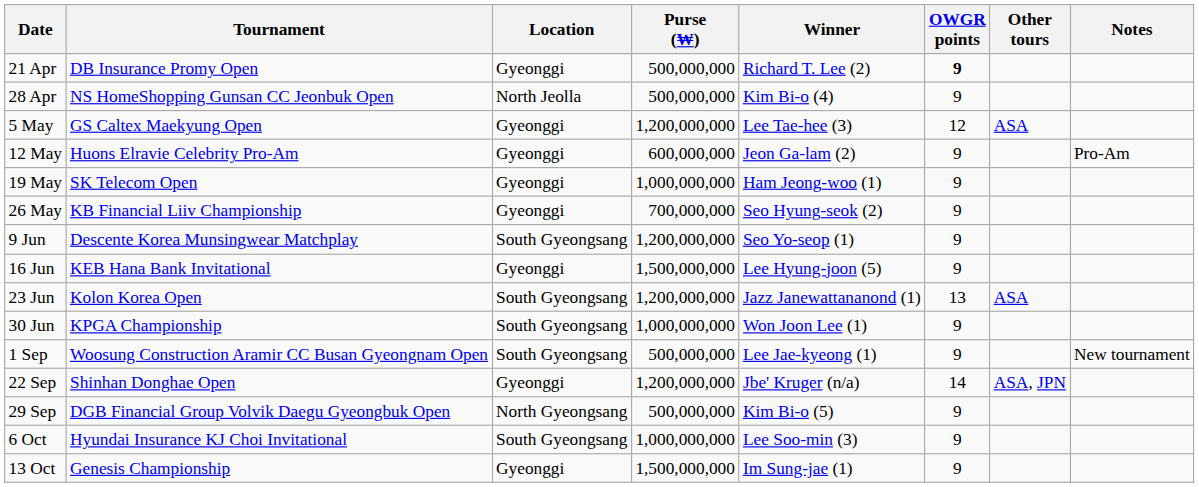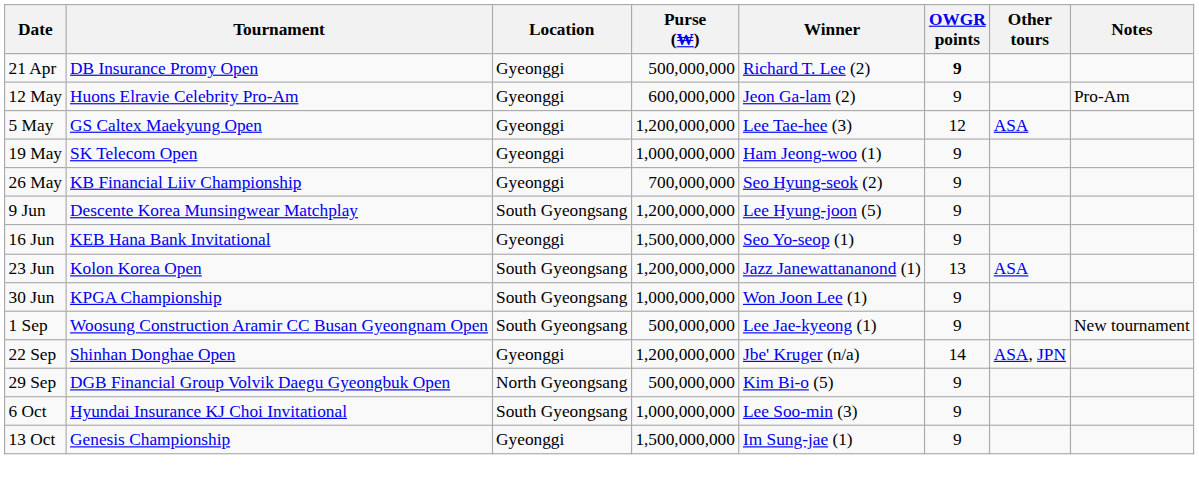- row: (32, 96)
rows swapped: (31, 125) <-> (35, 153)
(799, 239) Seo Yo-seop (1) -> (812, 210) Lee Hyung-joon (5)
(812, 268) Lee Hyung-joon (5) -> (799, 239) Seo Yo-seop (1)
